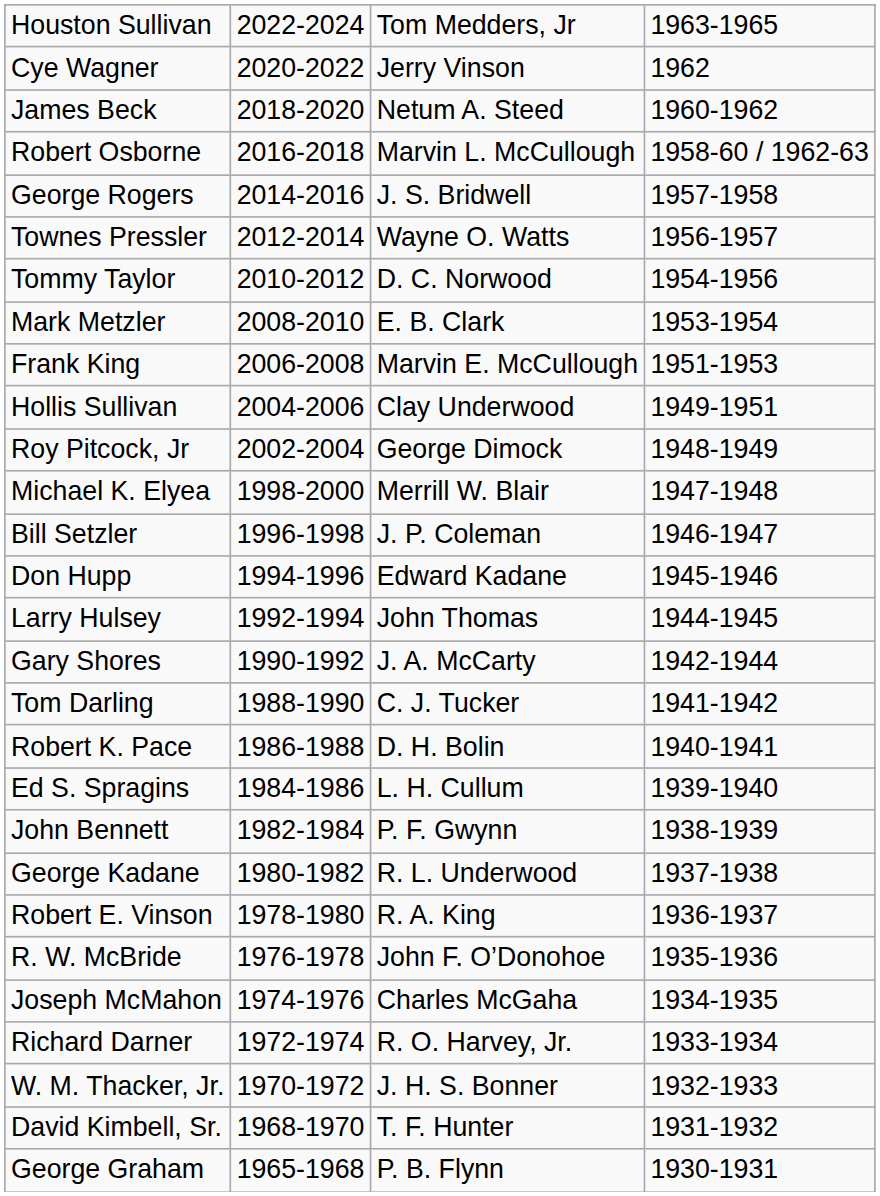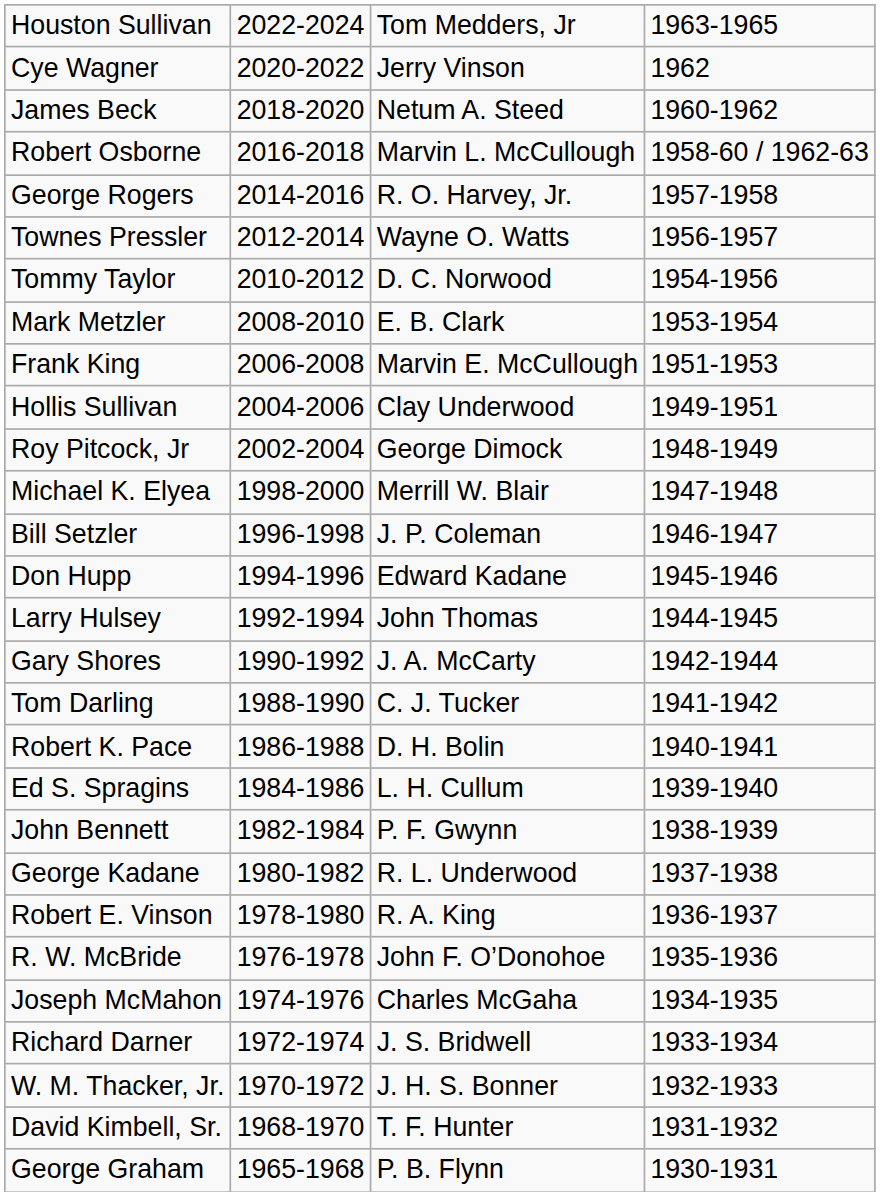(454, 195) J. S. Bridwell -> (474, 195) R. O. Harvey, Jr.
(474, 1042) R. O. Harvey, Jr. -> (454, 1042) J. S. Bridwell
